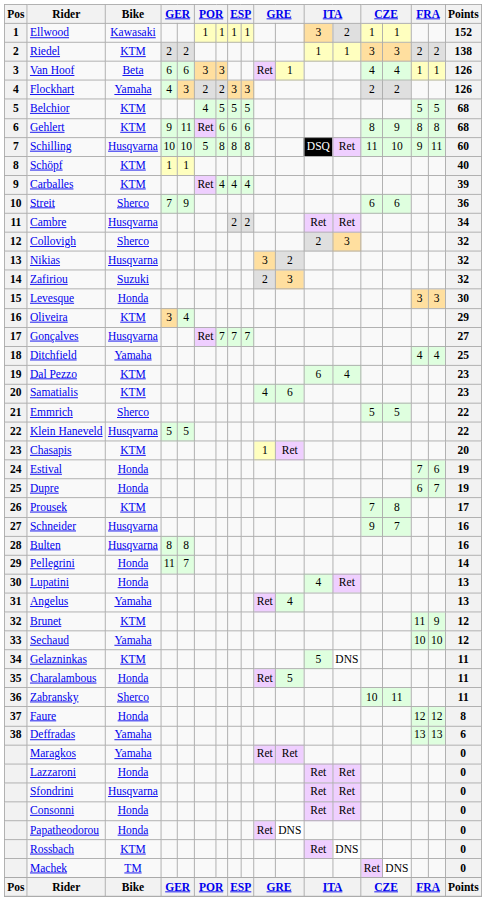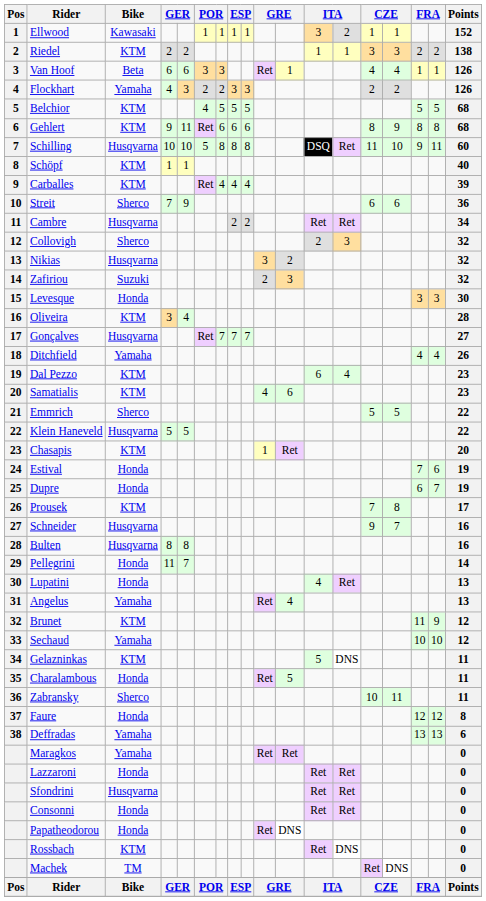(463, 317) 29 -> (463, 317) 28
(463, 355) 25 -> (463, 355) 26
